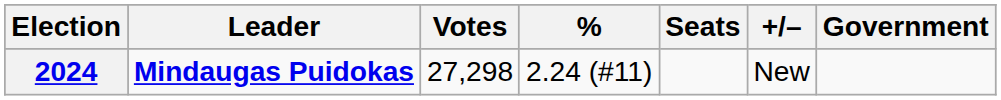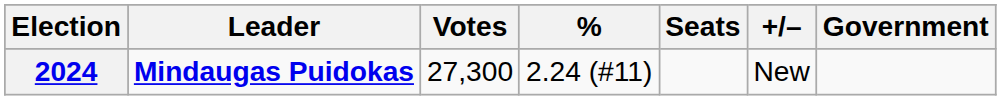(470, 71) 27,298 -> (470, 71) 27,300
